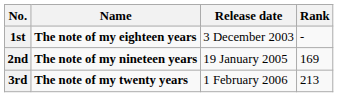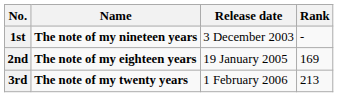(115, 37) The note of my eighteen years -> (116, 37) The note of my nineteen years
(116, 58) The note of my nineteen years -> (115, 58) The note of my eighteen years
